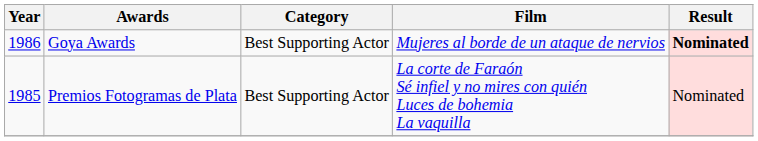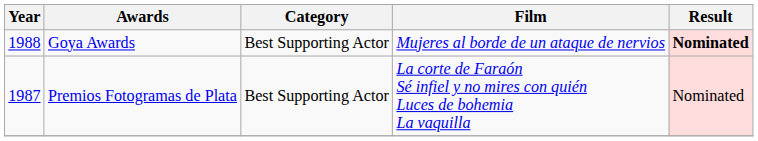(24, 42) 1986 -> (24, 42) 1988
(24, 95) 1985 -> (24, 95) 1987
